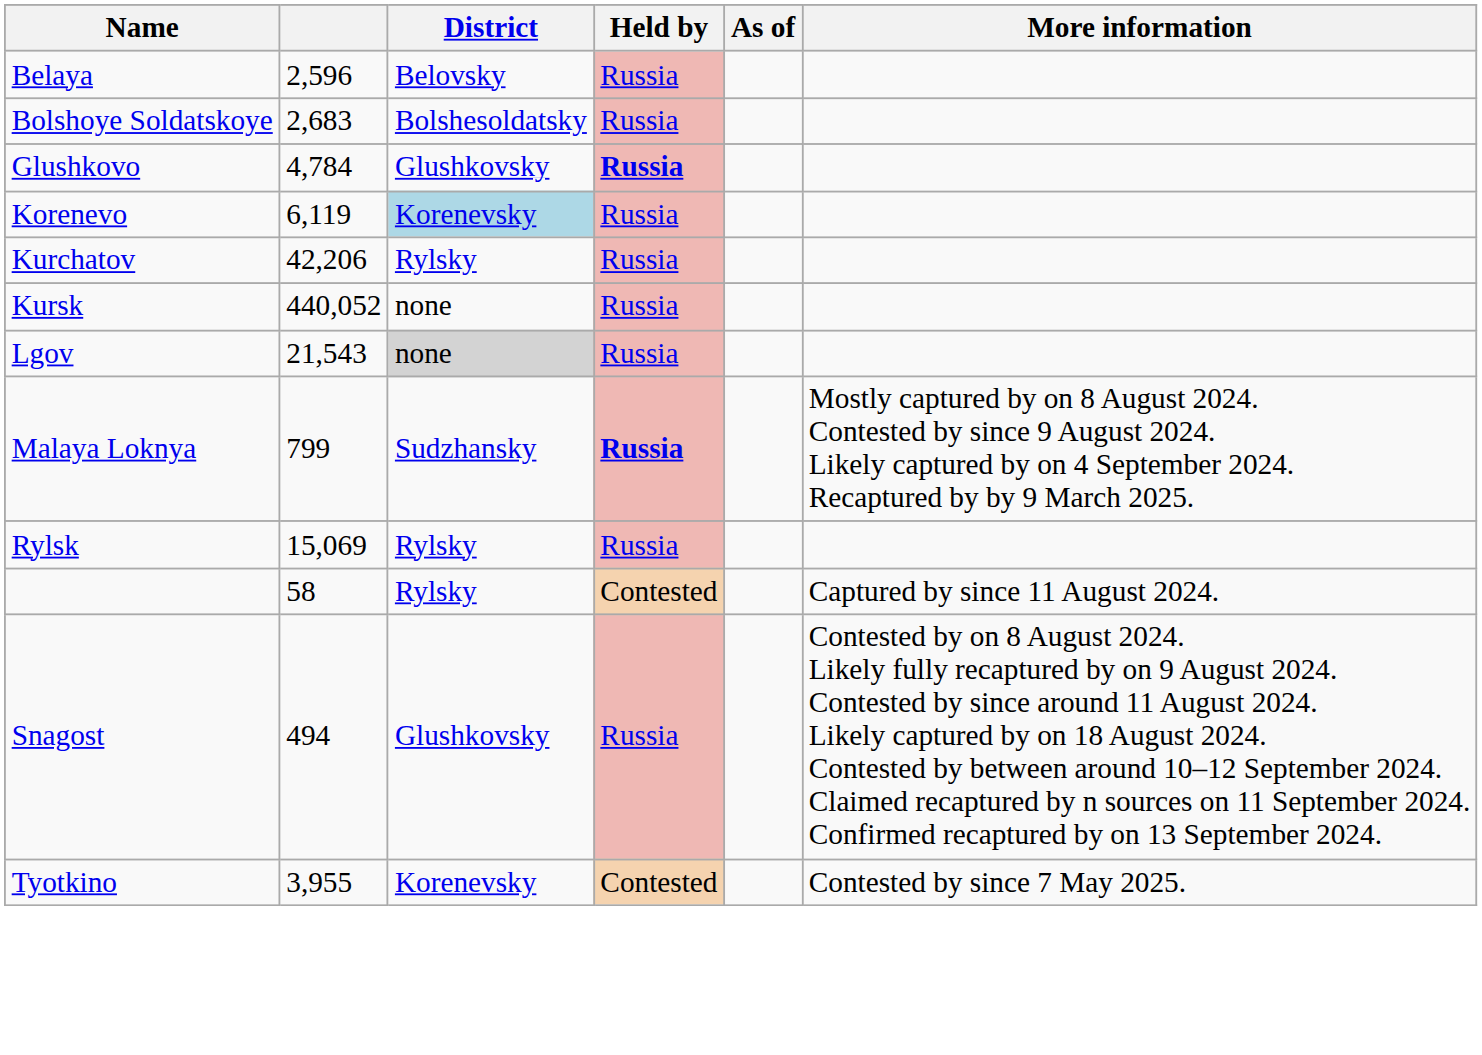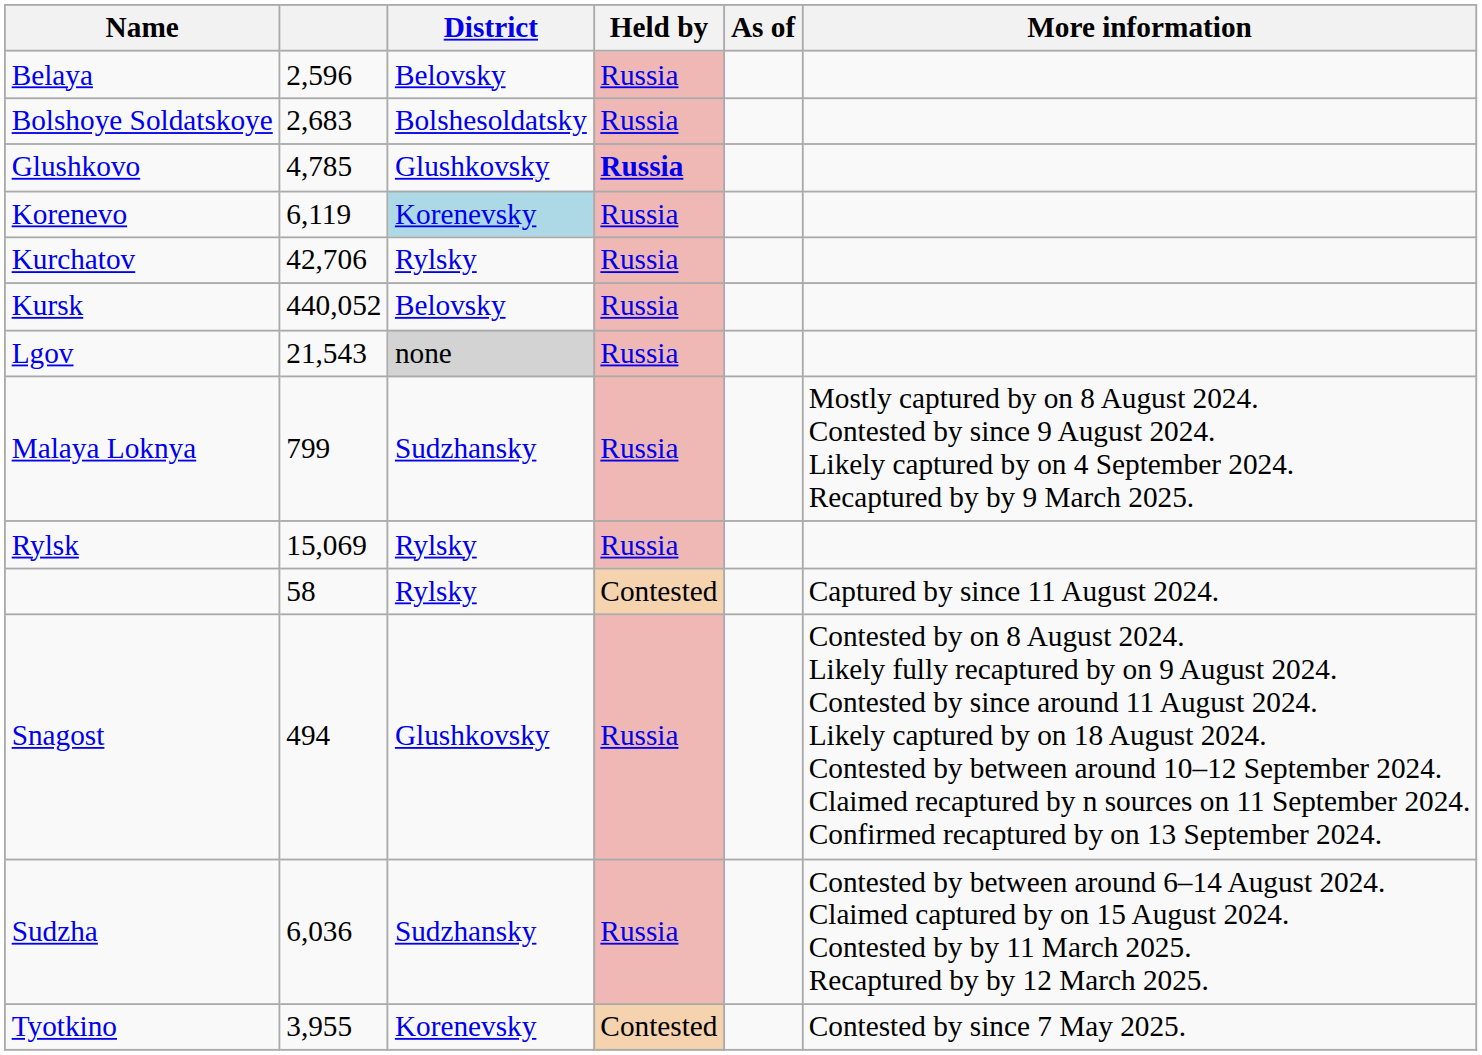(319, 167) 4,784 -> (319, 167) 4,785
(327, 259) 42,206 -> (327, 259) 42,706
(423, 306) none -> (450, 306) Belovsky
(642, 448) bold -> (639, 448) normal
+ row: (55, 930)
